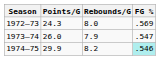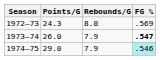(144, 36) normal -> (144, 36) bold
(52, 49) 29.9 -> (52, 49) 29.0
(91, 49) 8.2 -> (91, 49) 7.9
